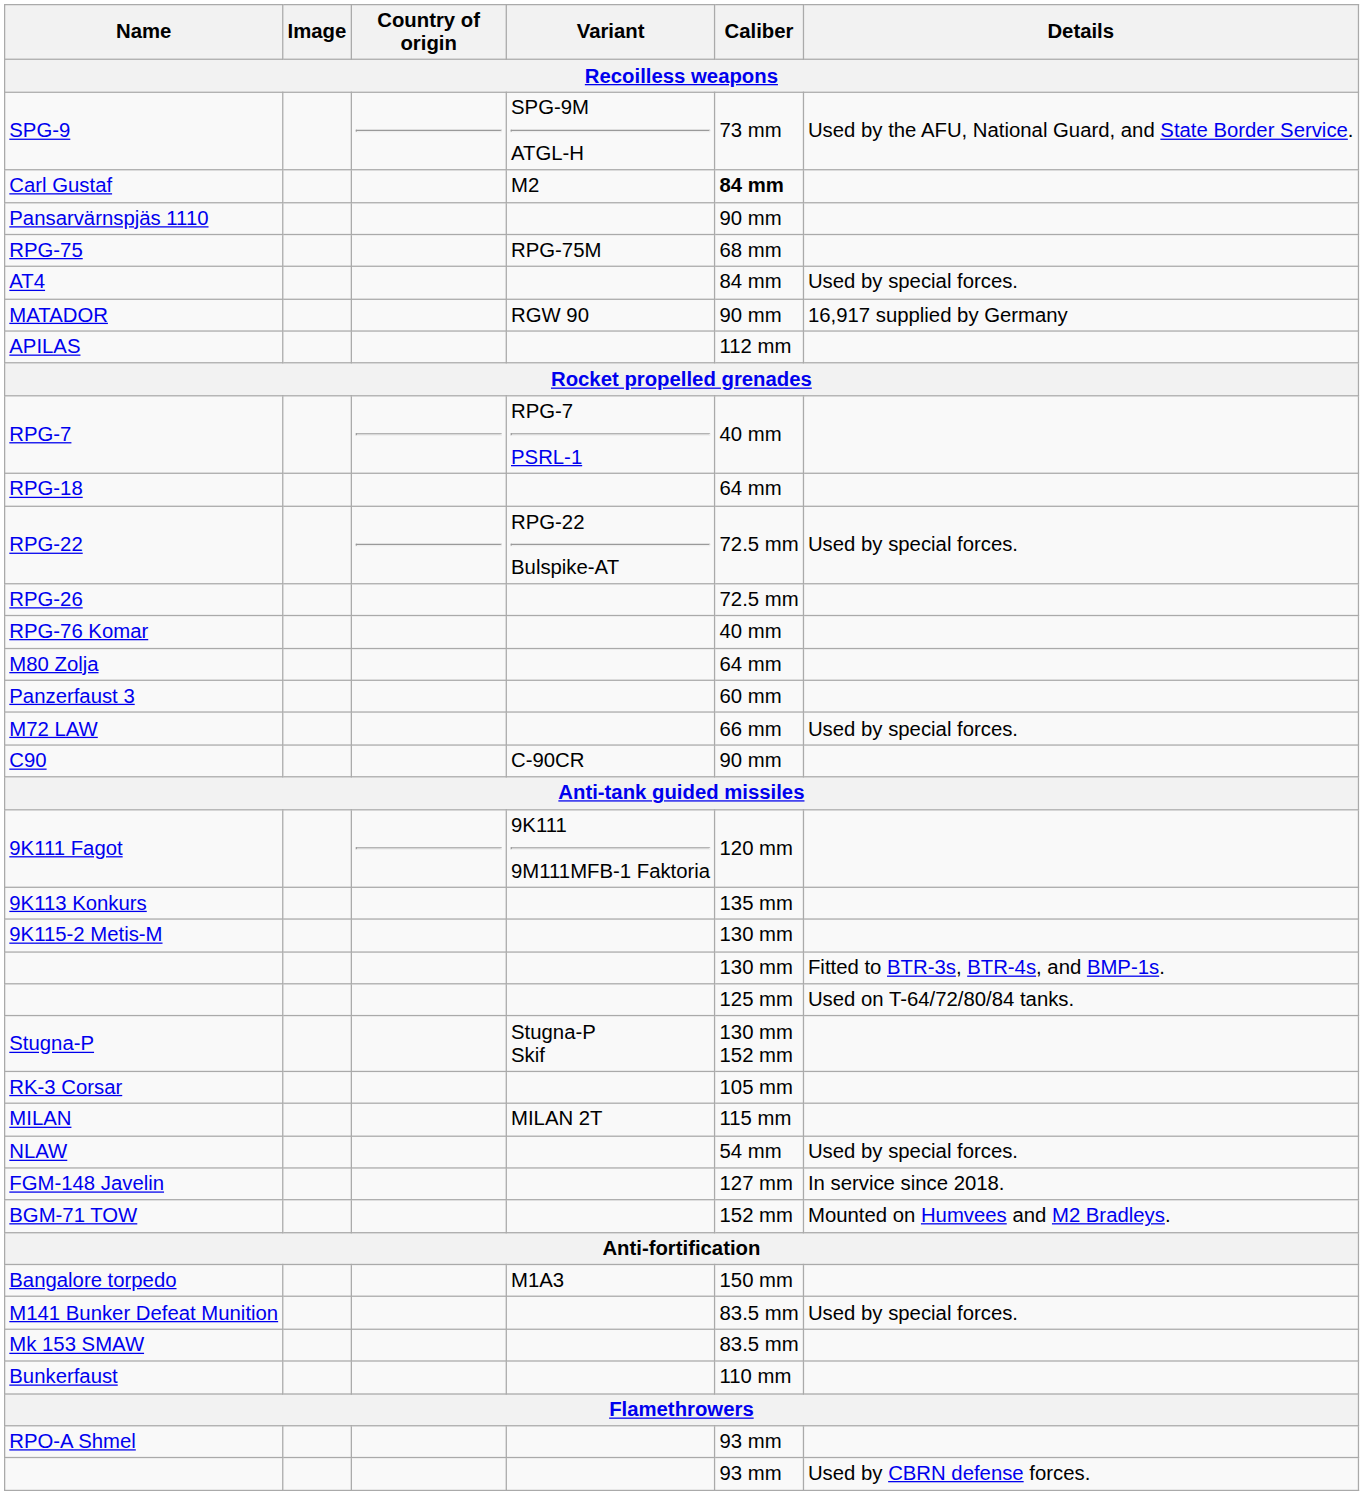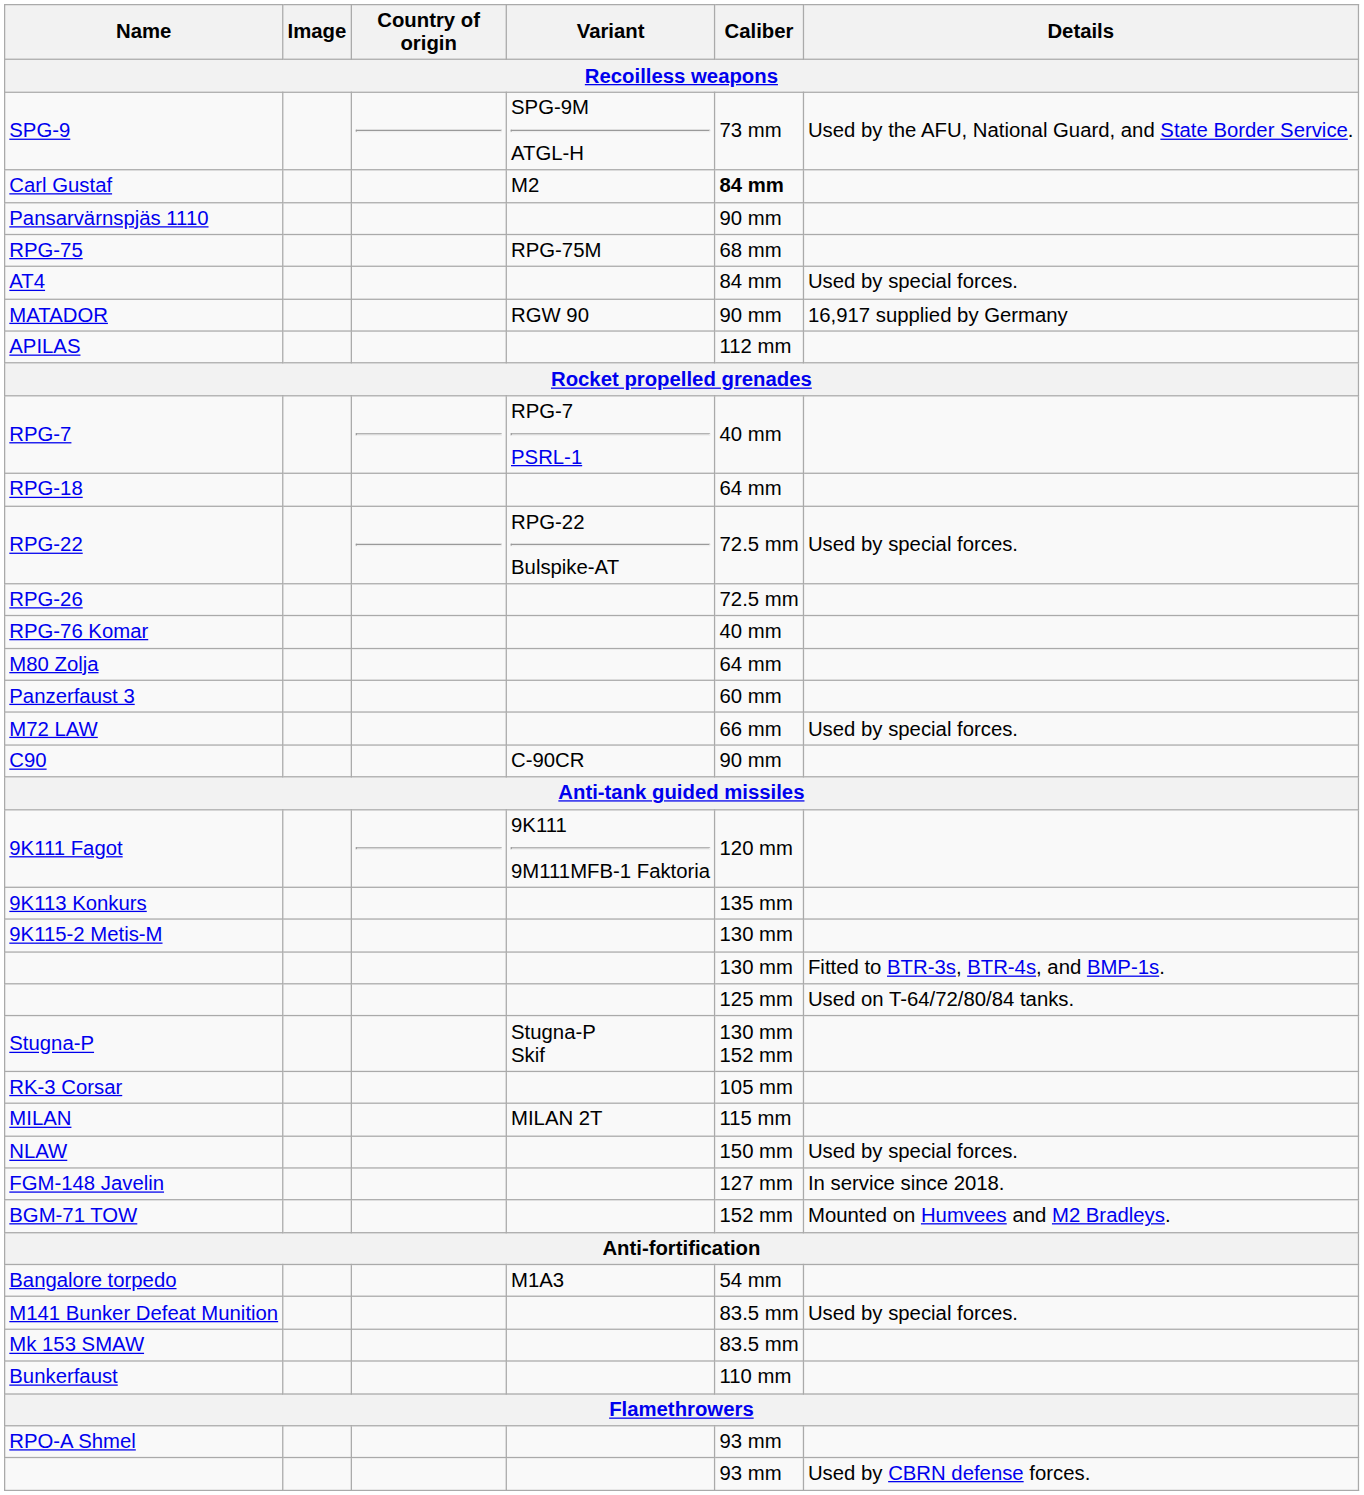(751, 1151) 54 mm -> (756, 1151) 150 mm
(756, 1280) 150 mm -> (751, 1280) 54 mm
